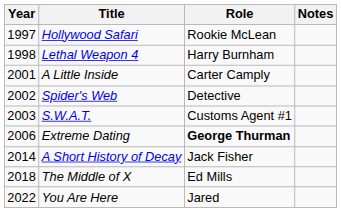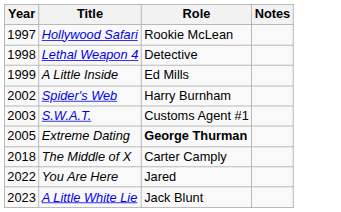(231, 55) Harry Burnham -> (171, 55) Detective
(22, 75) 2001 -> (22, 75) 1999
(229, 75) Carter Camply -> (167, 75) Ed Mills
(214, 95) Detective -> (188, 95) Harry Burnham
(22, 136) 2006 -> (22, 136) 2005
- row: (112, 156)
(210, 177) Ed Mills -> (185, 156) Carter Camply
+ row: (90, 197)
